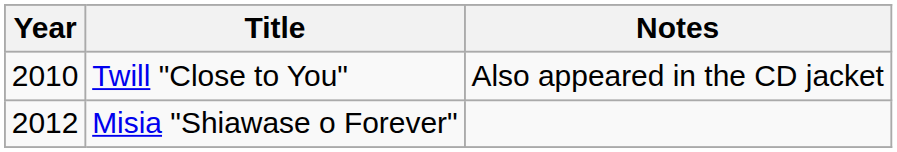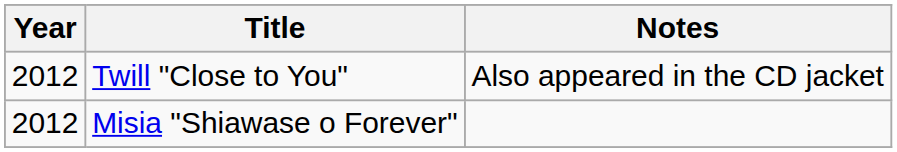(45, 75) 2010 -> (45, 75) 2012
